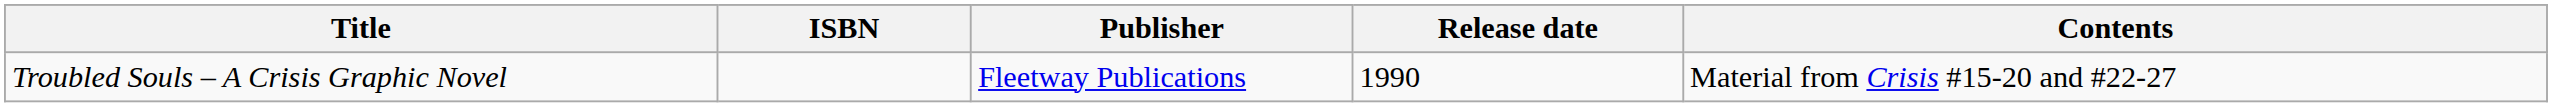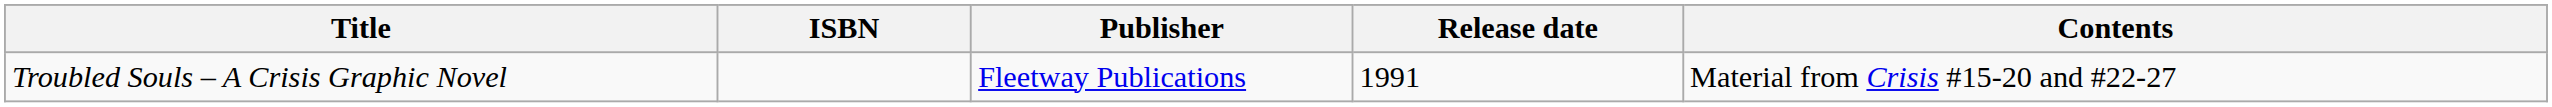(1390, 76) 1990 -> (1390, 76) 1991
